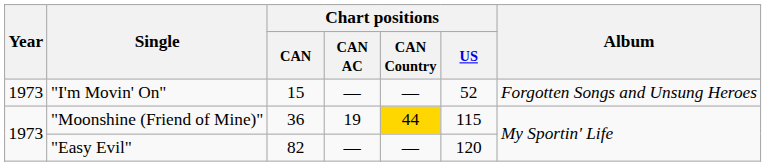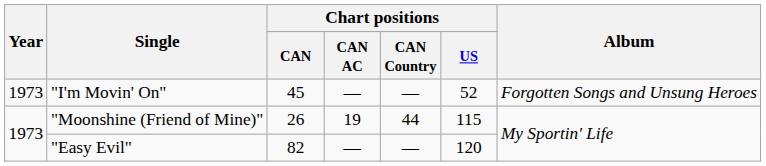(296, 92) 15 -> (296, 92) 45
(296, 119) 36 -> (296, 119) 26
(410, 119) gold background -> (410, 119) no background
